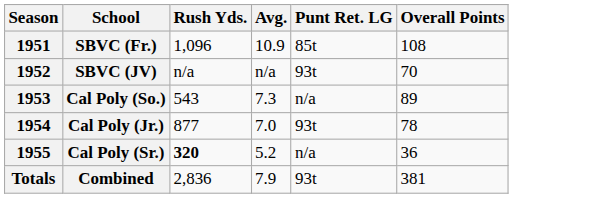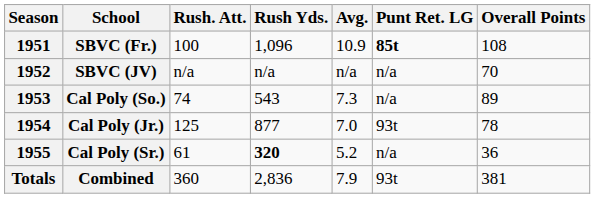+ column: (210, 17)
(306, 44) normal -> (387, 44) bold
(306, 71) 93t -> (386, 71) n/a
